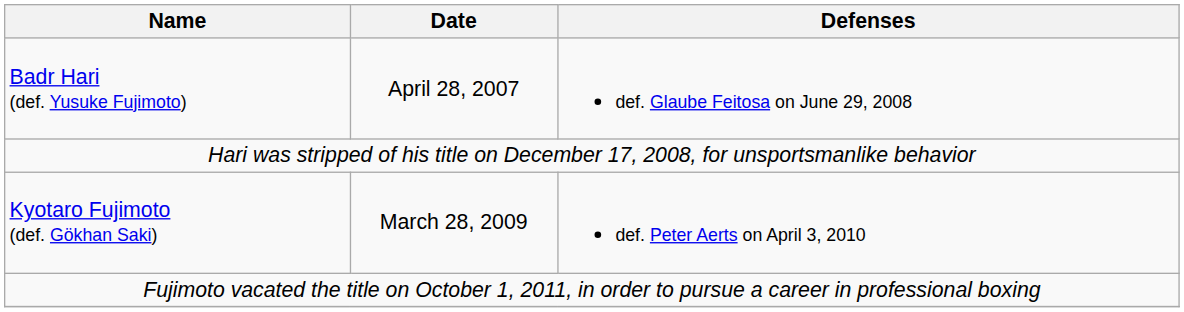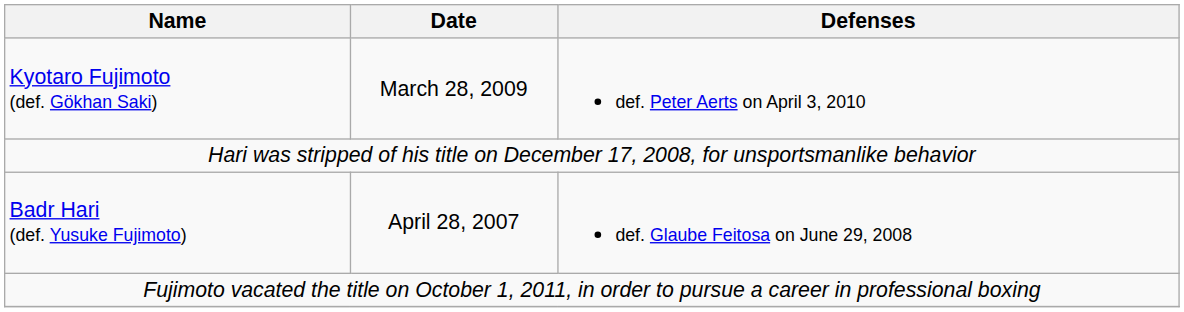rows swapped: (98, 88) <-> (90, 222)
